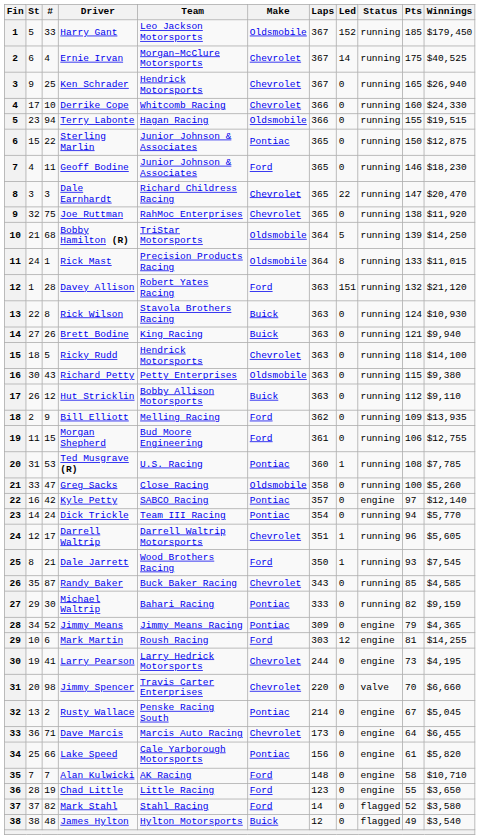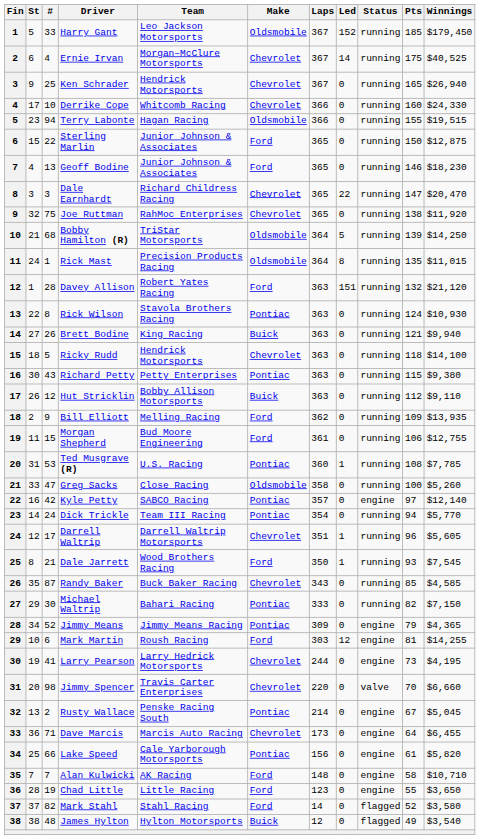(270, 142) Pontiac -> (261, 142) Ford
(50, 168) 11 -> (50, 168) 13
(414, 262) 133 -> (414, 262) 135
(264, 314) Buick -> (270, 314) Pontiac
(278, 377) Oldsmobile -> (270, 377) Pontiac
(444, 605) $9,159 -> (444, 605) $7,150
